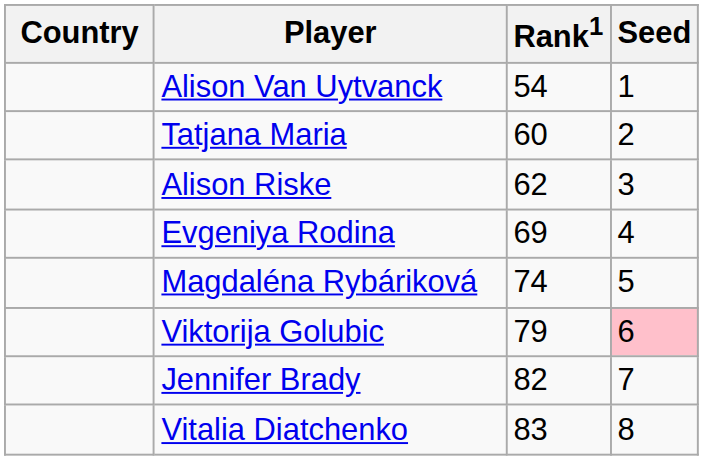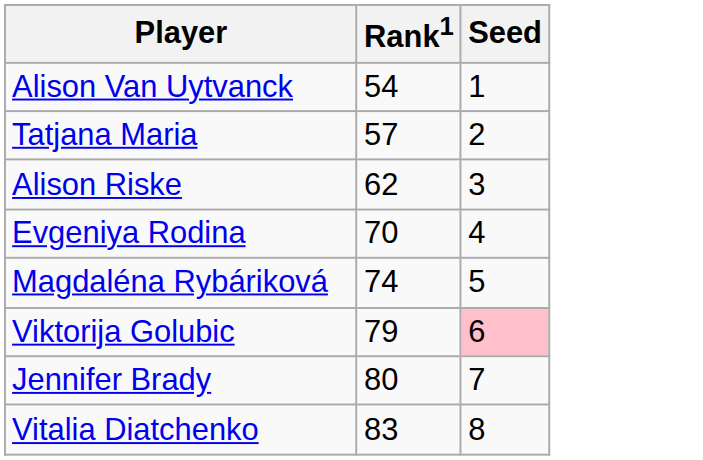- column: (80, 33)
(531, 135) 60 -> (381, 135) 57
(531, 233) 69 -> (381, 233) 70
(531, 380) 82 -> (381, 380) 80
